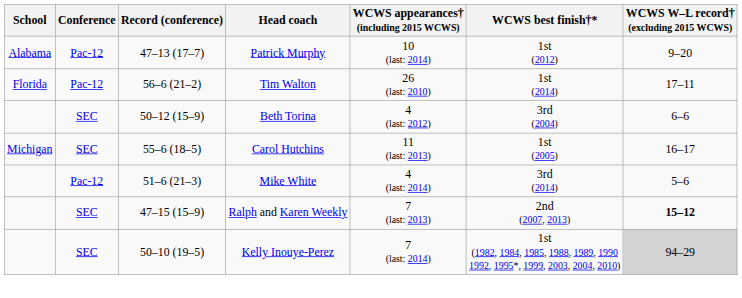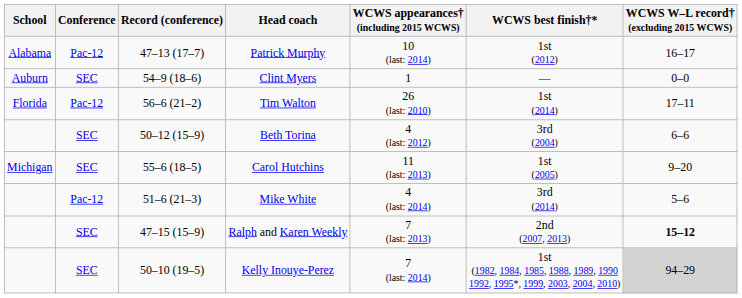(680, 52) 9–20 -> (680, 52) 16–17
+ row: (288, 78)
(680, 148) 16–17 -> (680, 167) 9–20
